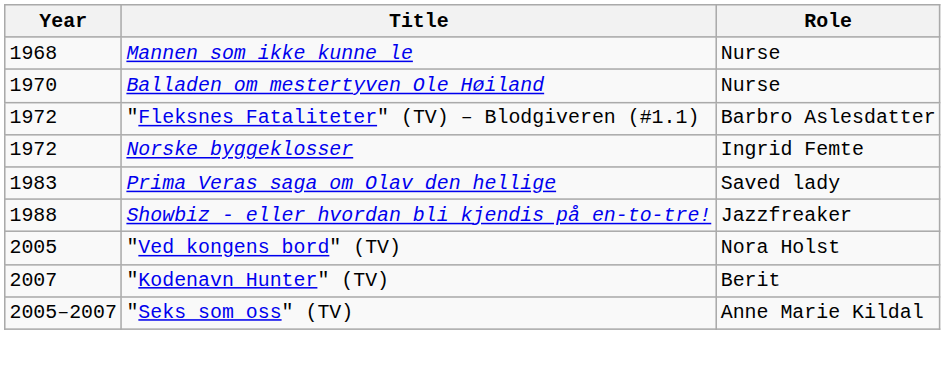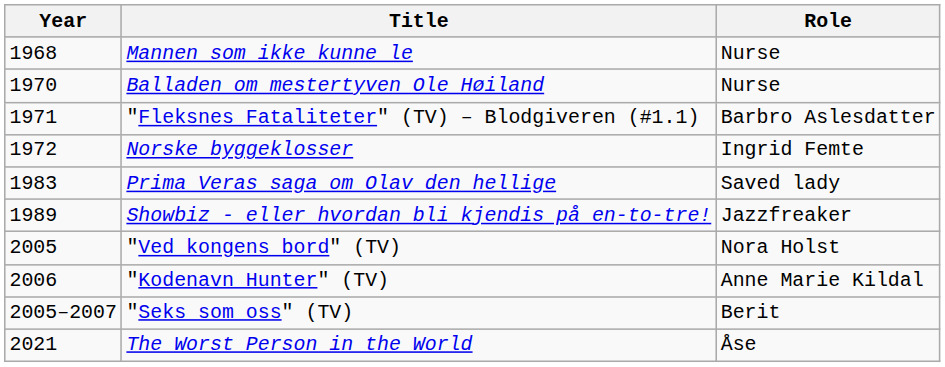(33, 118) 1972 -> (33, 118) 1971
(33, 215) 1988 -> (33, 215) 1989
(33, 280) 2007 -> (33, 280) 2006
(751, 280) Berit -> (822, 280) Anne Marie Kildal
(822, 313) Anne Marie Kildal -> (751, 313) Berit
+ row: (299, 345)
